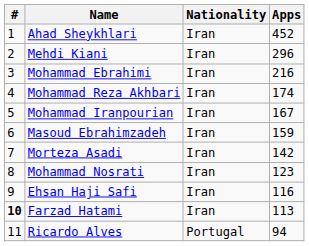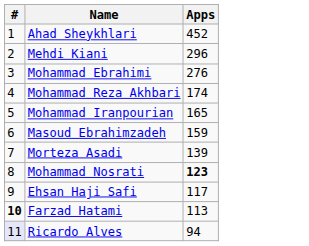- column: (226, 14)
(283, 73) 216 -> (197, 73) 276
(283, 113) 167 -> (197, 113) 165
(283, 152) 142 -> (197, 152) 139
(283, 172) normal -> (197, 172) bold
(283, 192) 116 -> (197, 192) 117
(15, 231) no background -> (15, 231) lavender background
